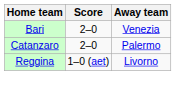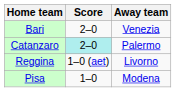(88, 45) no background -> (88, 45) paleturquoise background
+ row: (35, 78)
